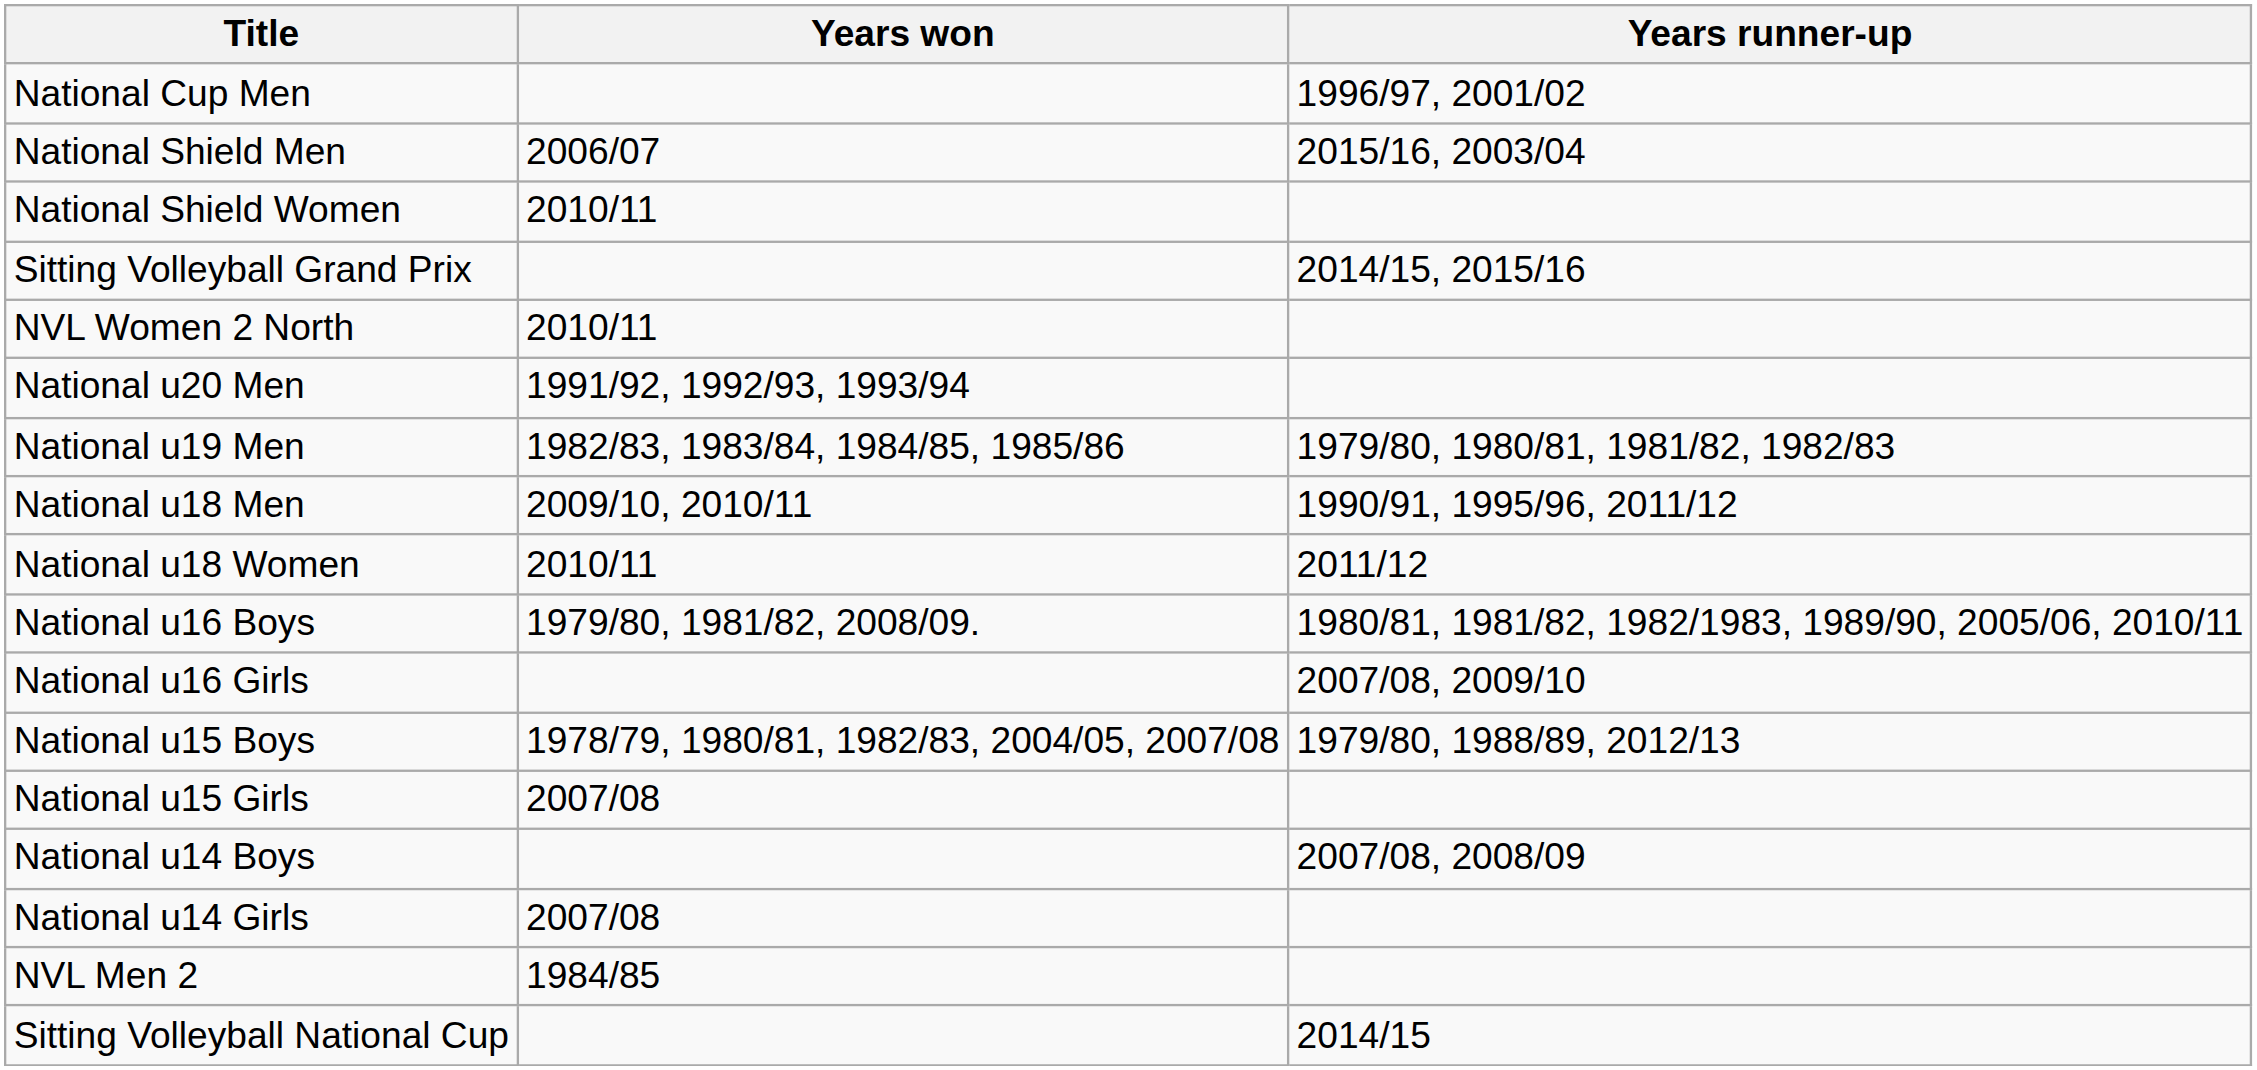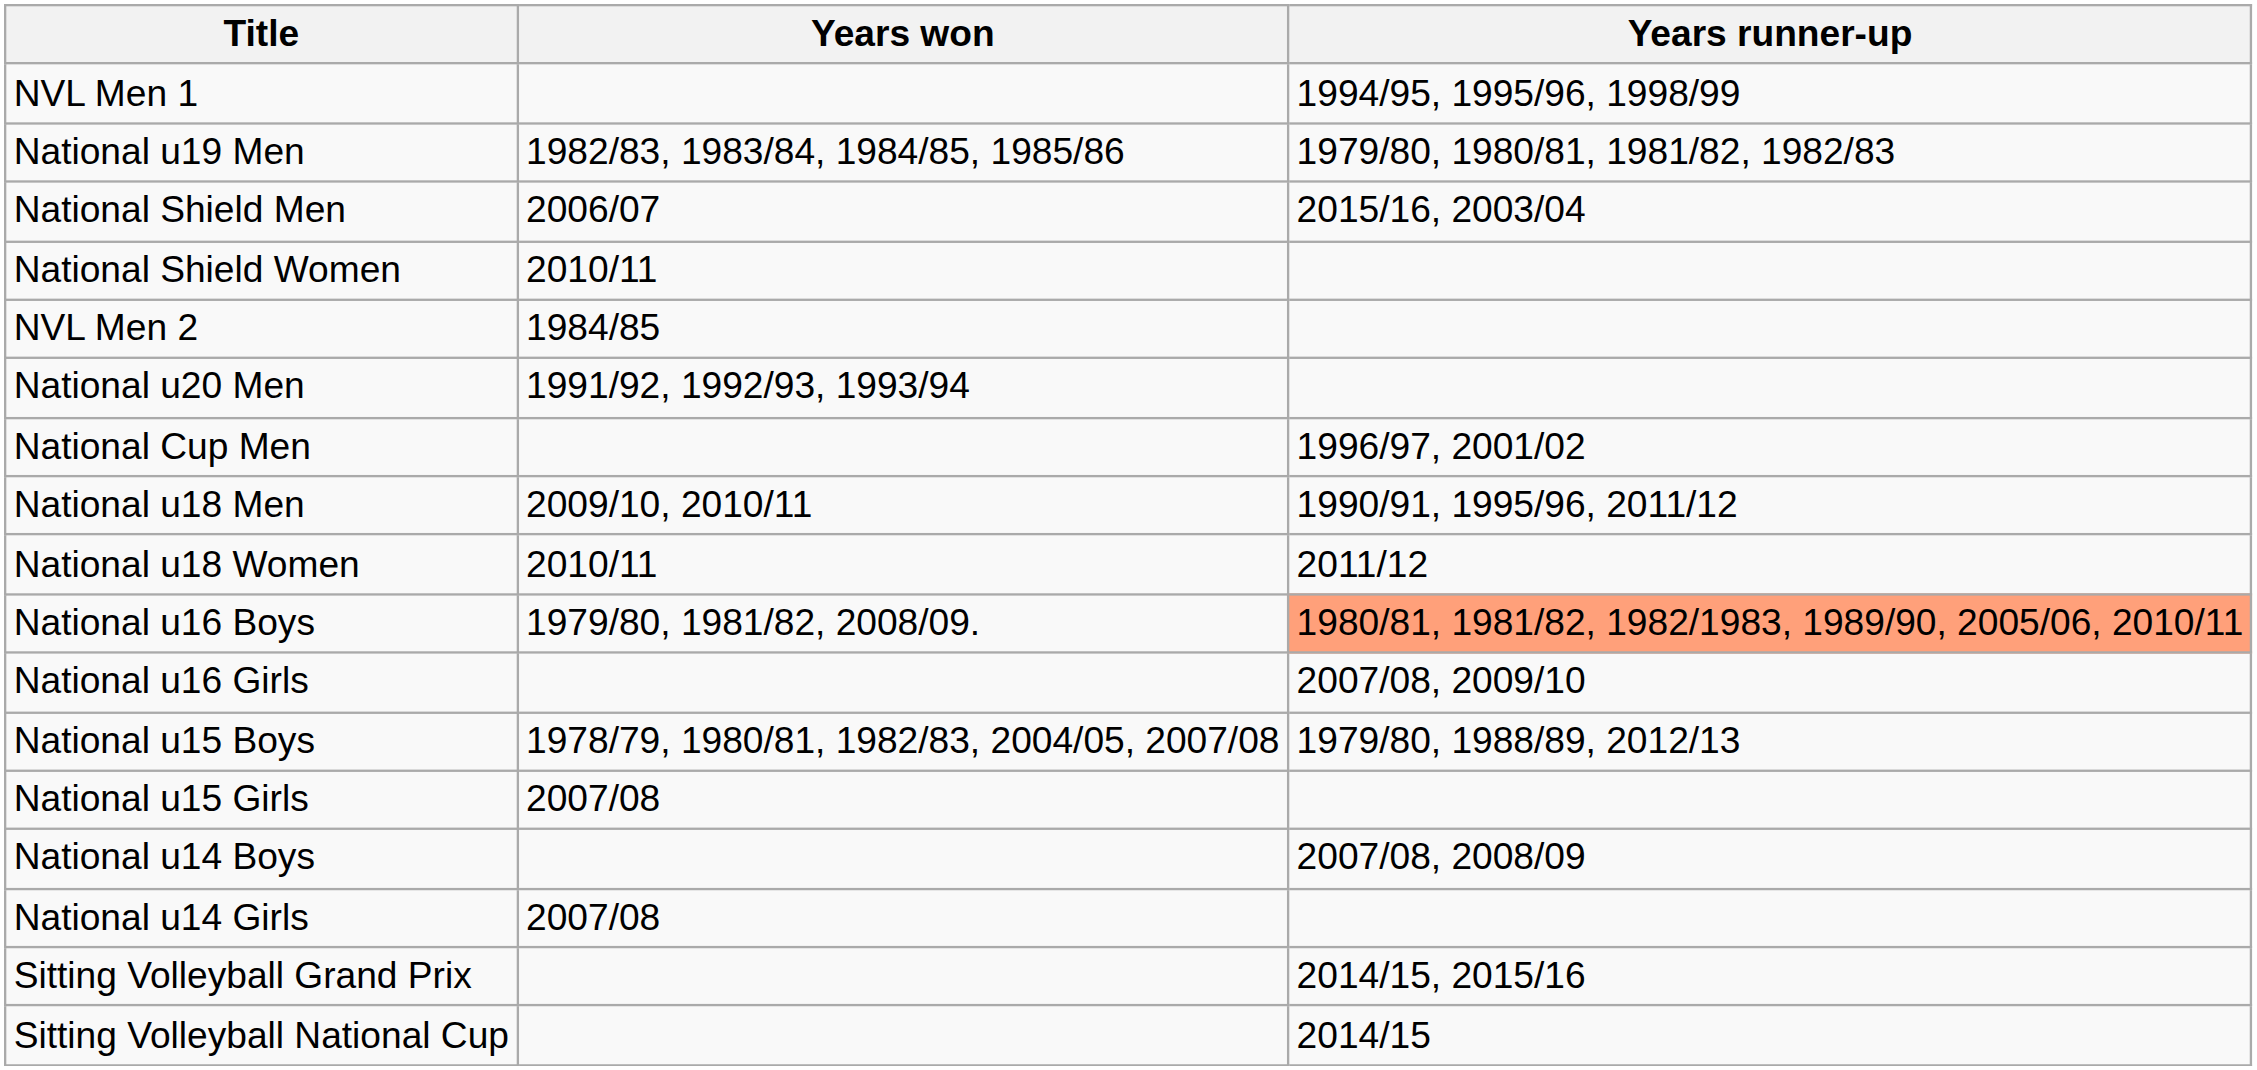+ row: (106, 92)
rows swapped: (162, 92) <-> (159, 446)
rows swapped: (106, 975) <-> (243, 269)
- row: (184, 328)
(1770, 622) no background -> (1770, 622) lightsalmon background
